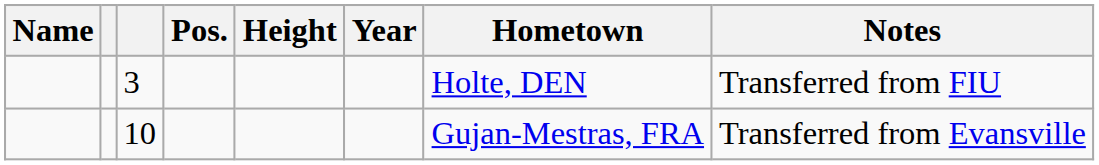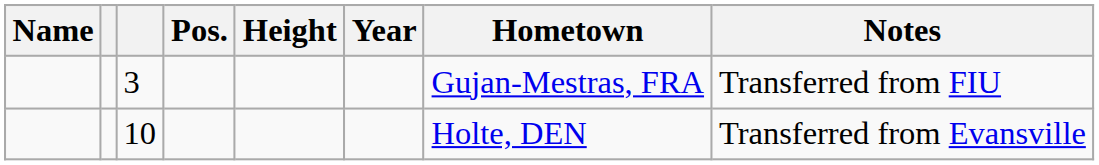(509, 81) Holte, DEN -> (568, 81) Gujan-Mestras, FRA
(568, 133) Gujan-Mestras, FRA -> (509, 133) Holte, DEN
